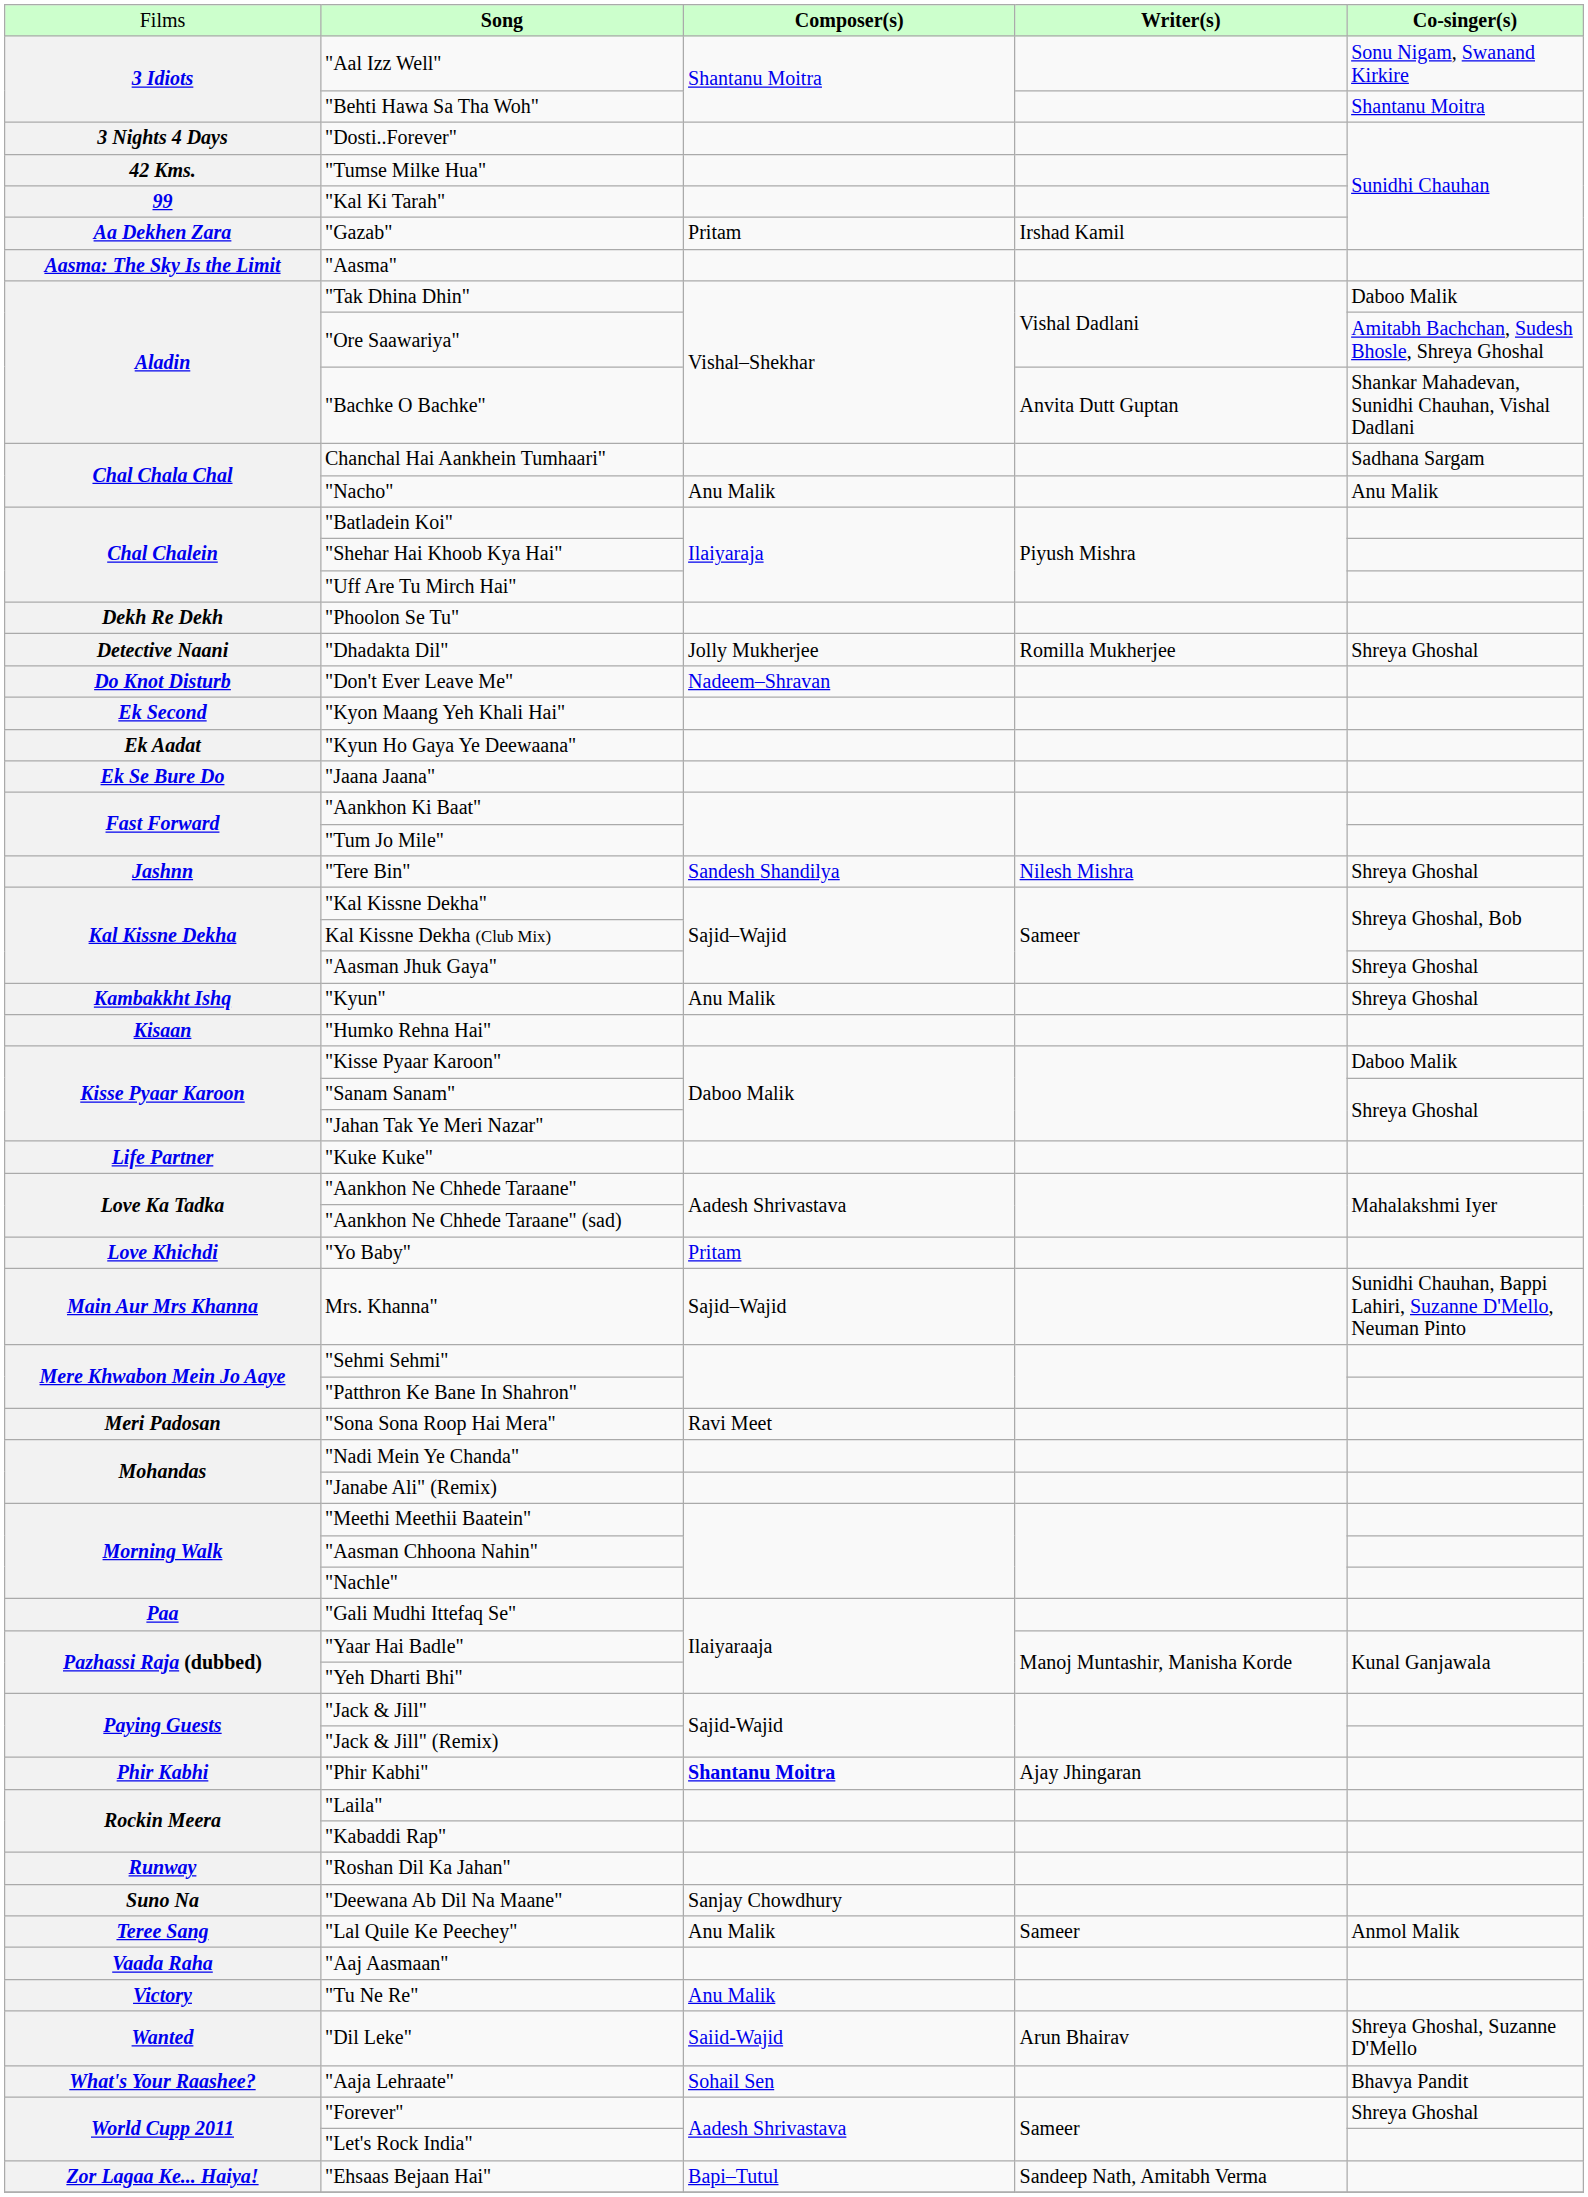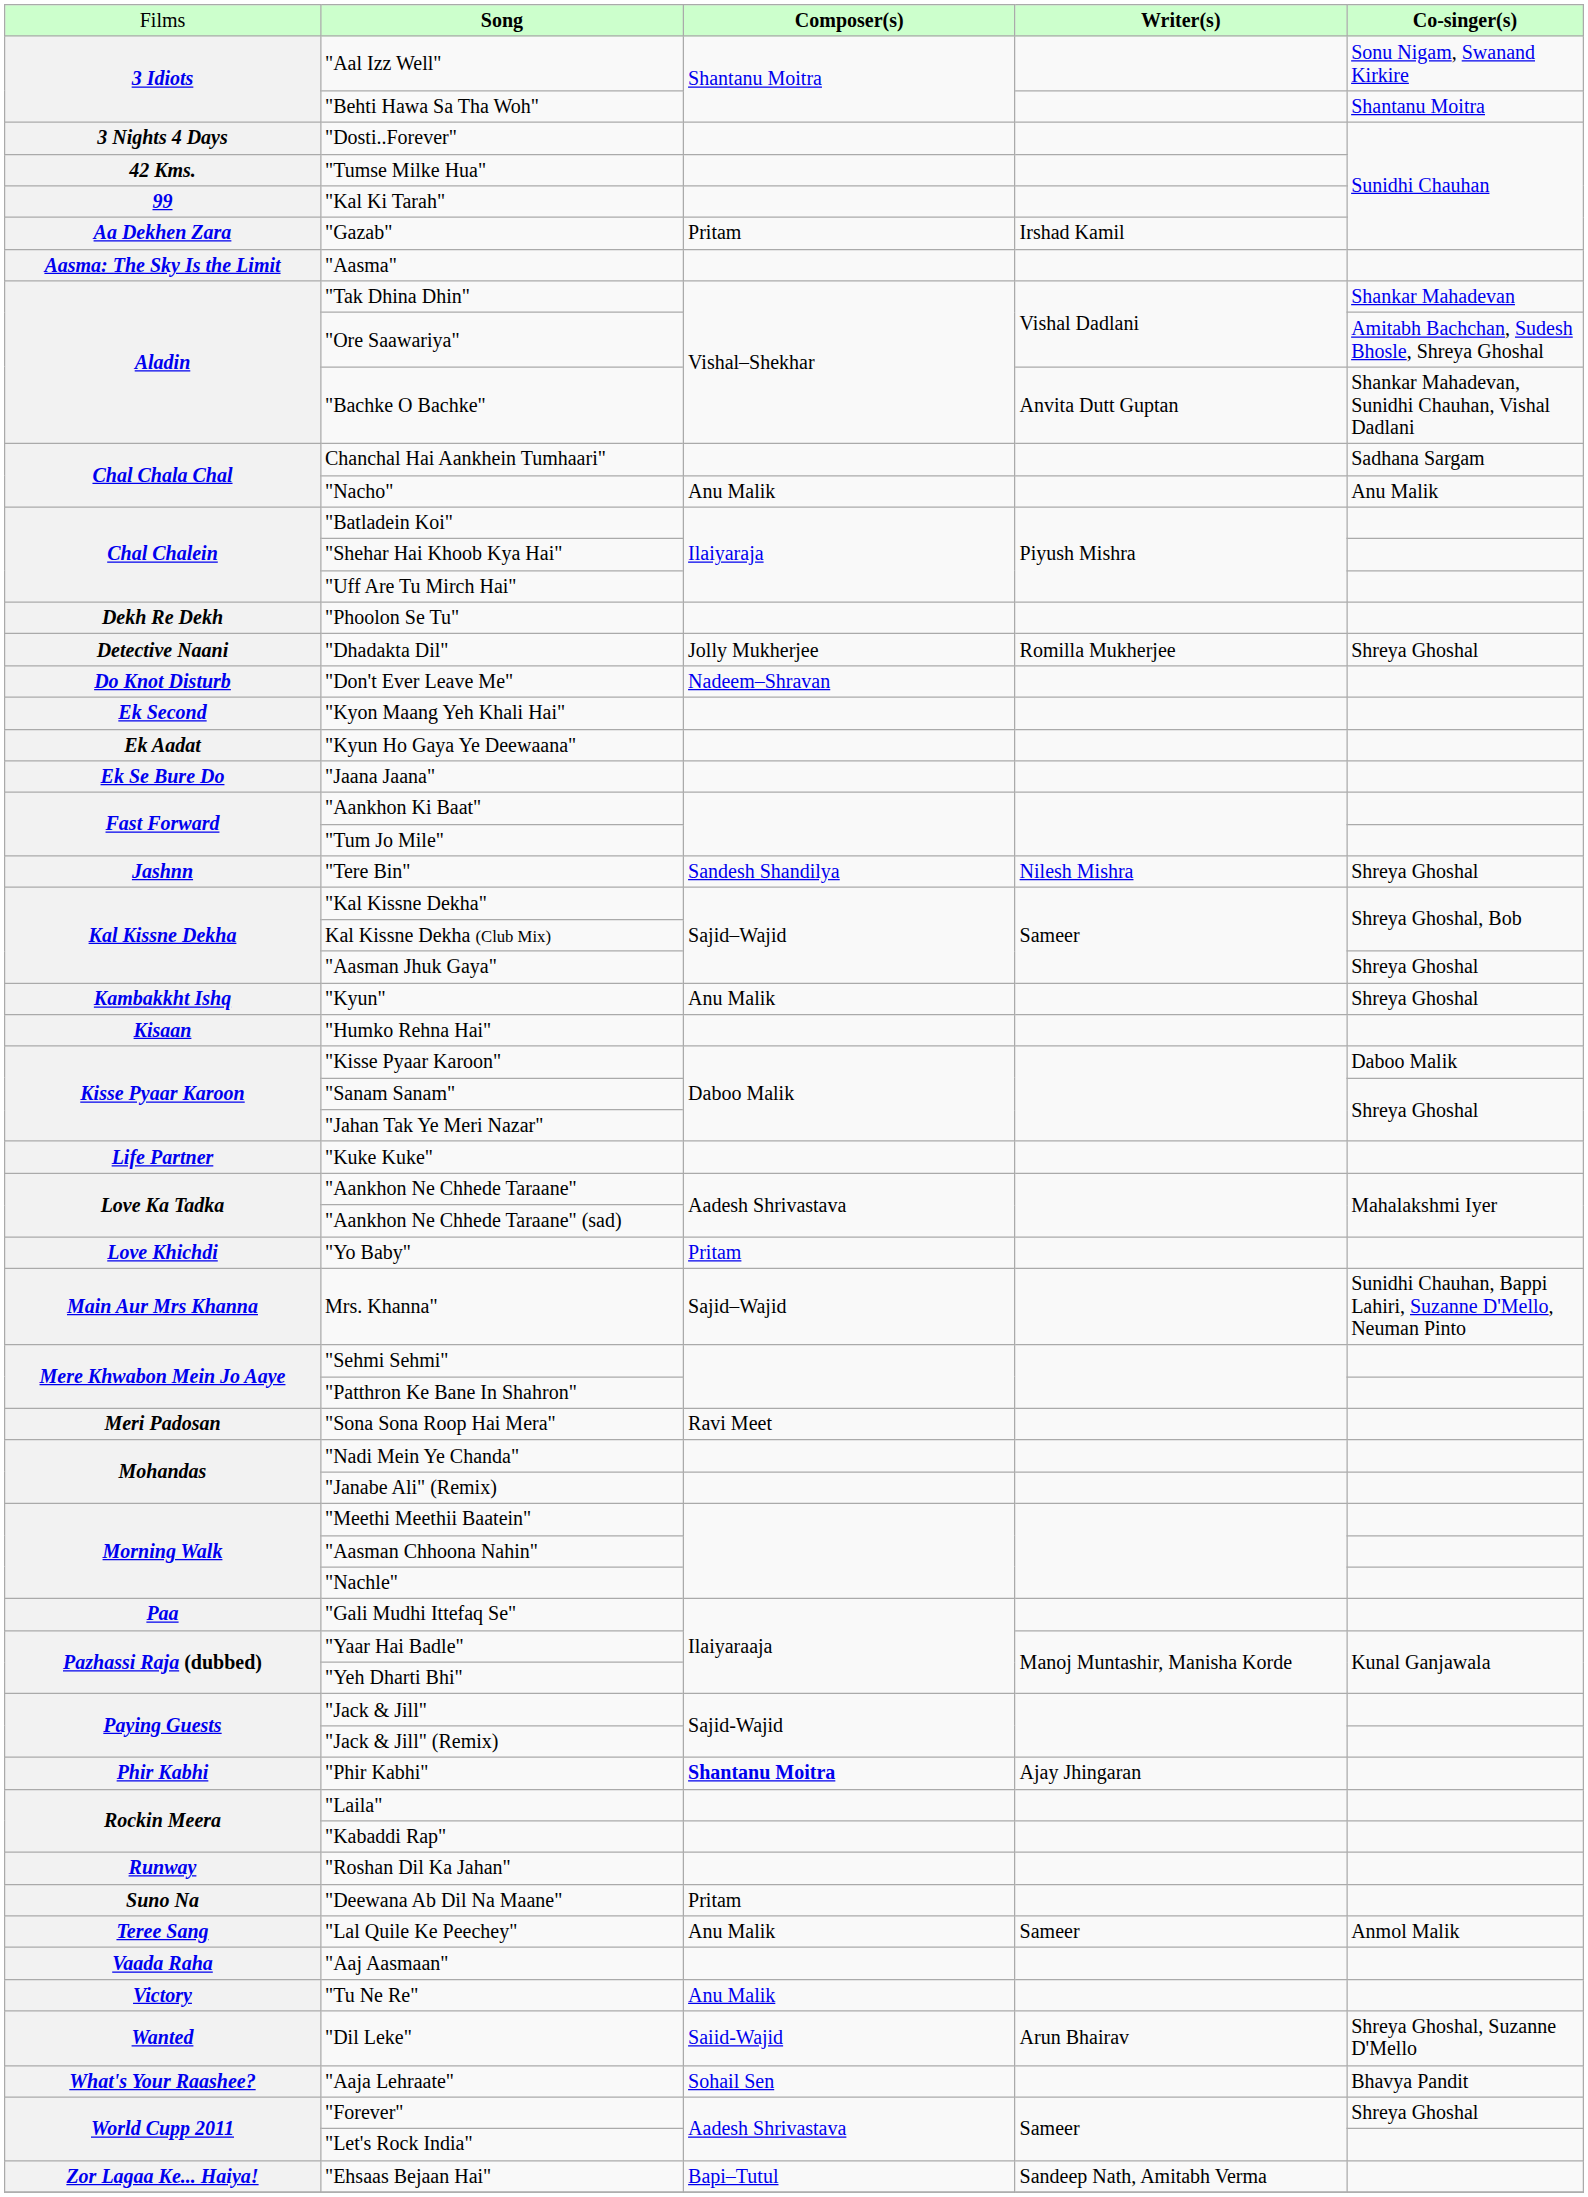(1404, 296) Daboo Malik -> (1433, 296) Shankar Mahadevan
(765, 1899) Sanjay Chowdhury -> (715, 1899) Pritam
